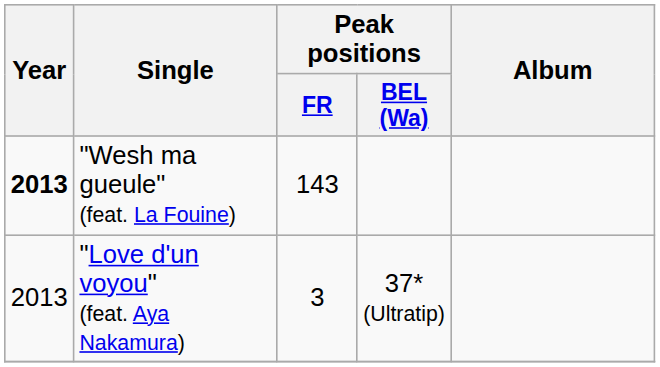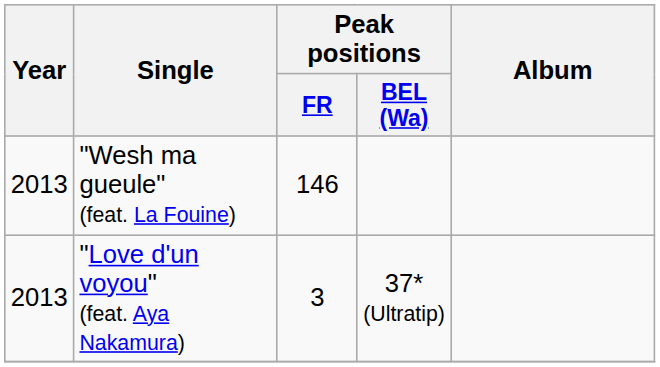(39, 184) bold -> (39, 185) normal
(317, 185) 143 -> (317, 185) 146
